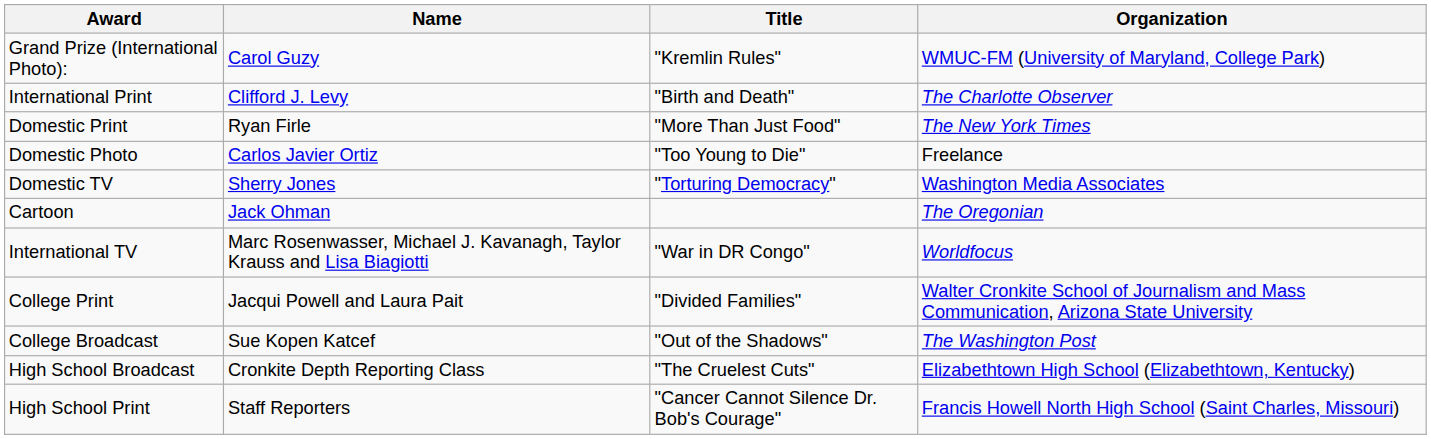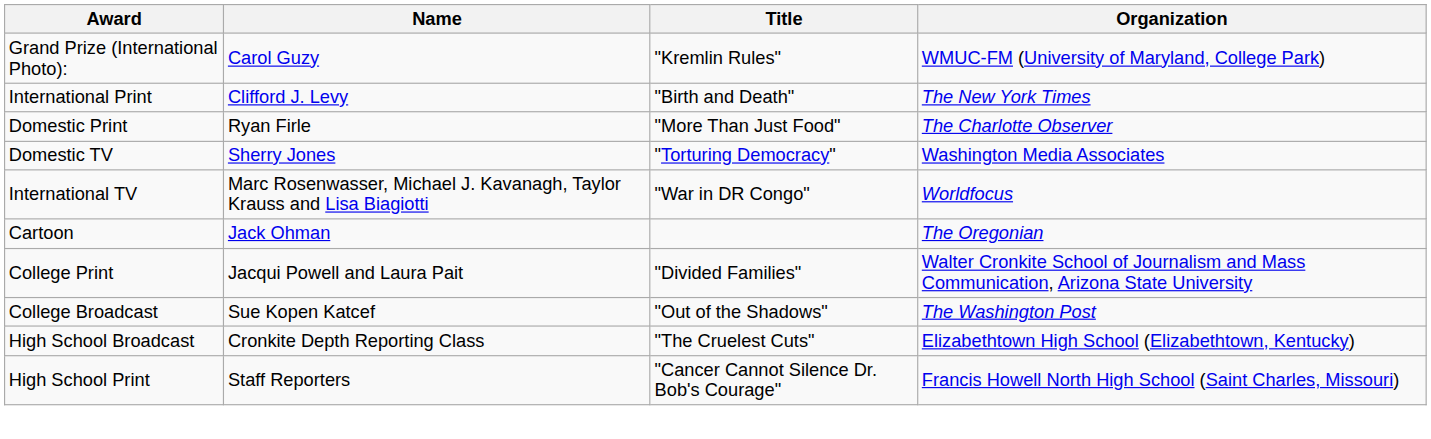(1017, 97) The Charlotte Observer -> (1006, 97) The New York Times
(1006, 126) The New York Times -> (1017, 126) The Charlotte Observer
- row: (73, 155)
rows swapped: (73, 252) <-> (41, 213)
